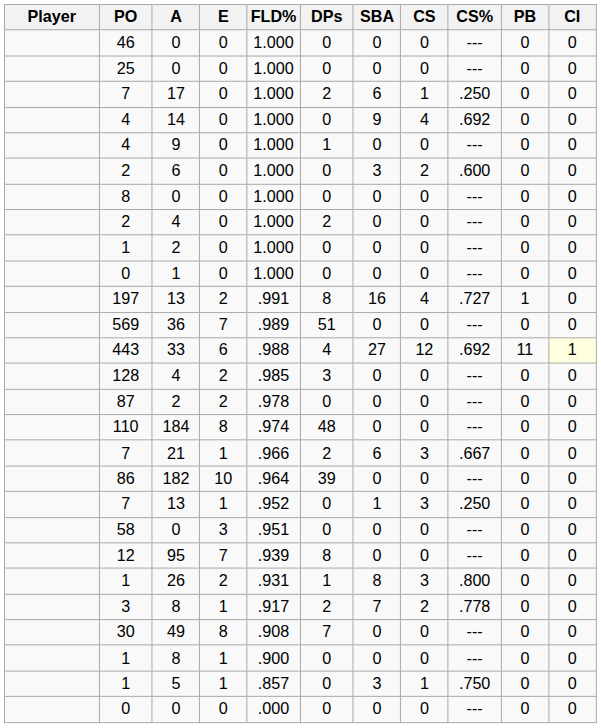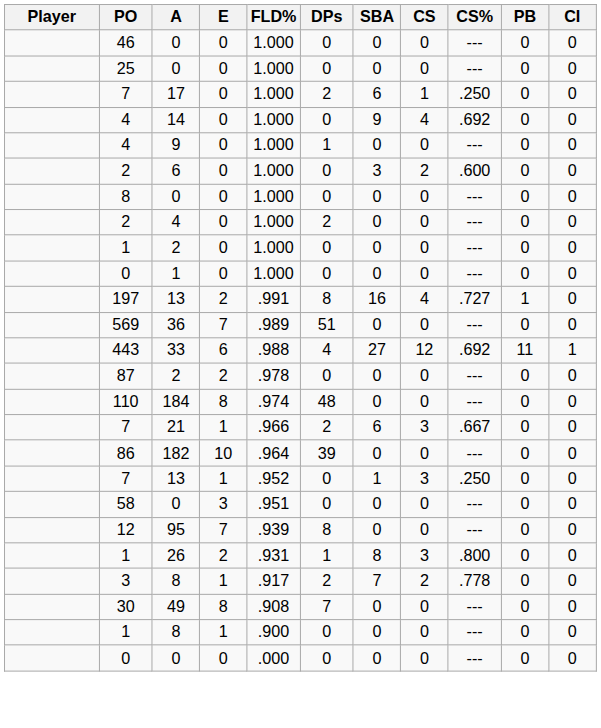(572, 350) lightyellow background -> (572, 350) no background
- row: (126, 376)
- row: (126, 683)
